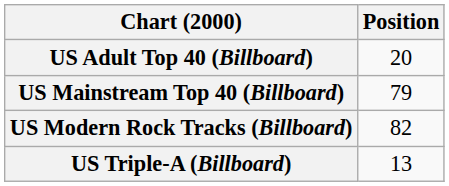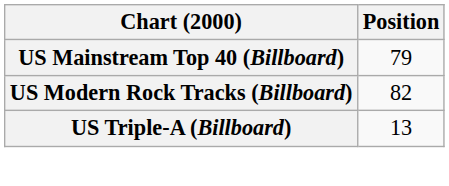- row: (181, 57)
